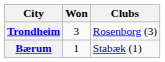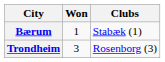rows swapped: (33, 31) <-> (33, 48)
